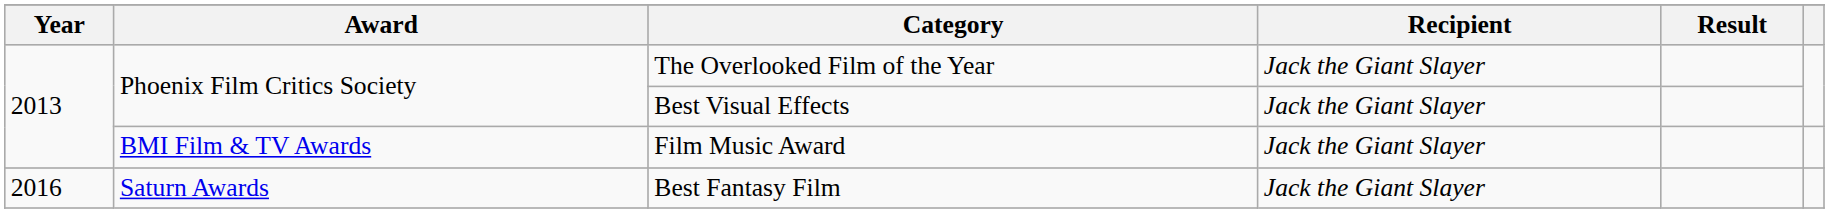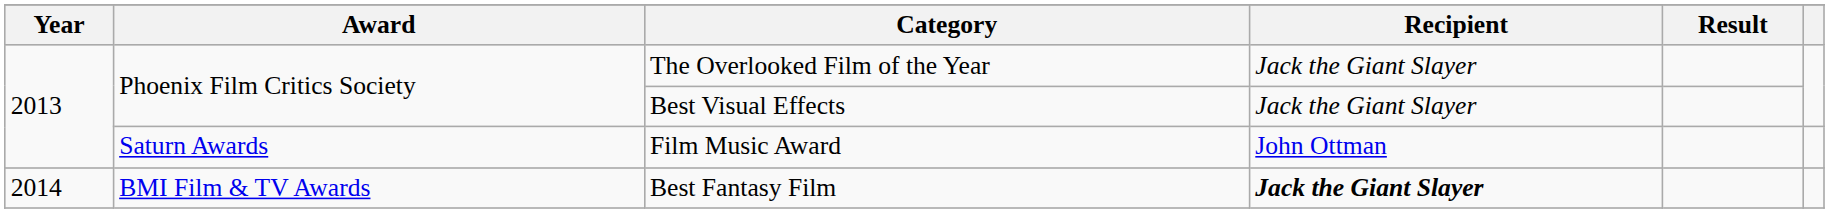(246, 146) BMI Film & TV Awards -> (194, 146) Saturn Awards
(1374, 146) Jack the Giant Slayer -> (1321, 146) John Ottman
(36, 187) 2016 -> (36, 187) 2014
(194, 187) Saturn Awards -> (245, 187) BMI Film & TV Awards
(1374, 187) normal -> (1369, 187) bold
